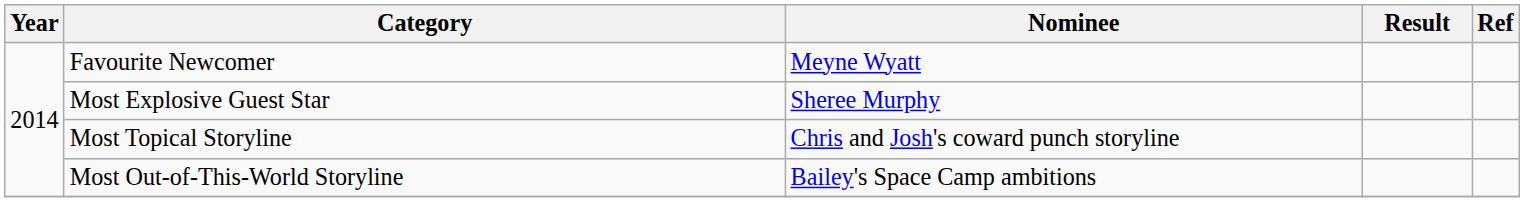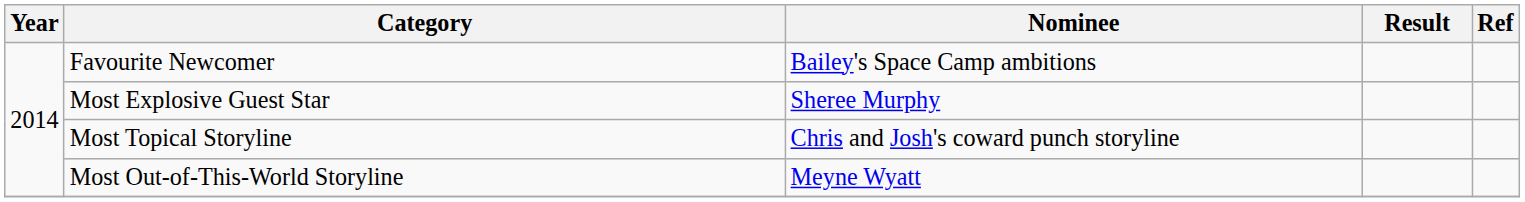(856, 61) Meyne Wyatt -> (943, 61) Bailey's Space Camp ambitions
(943, 176) Bailey's Space Camp ambitions -> (856, 176) Meyne Wyatt
